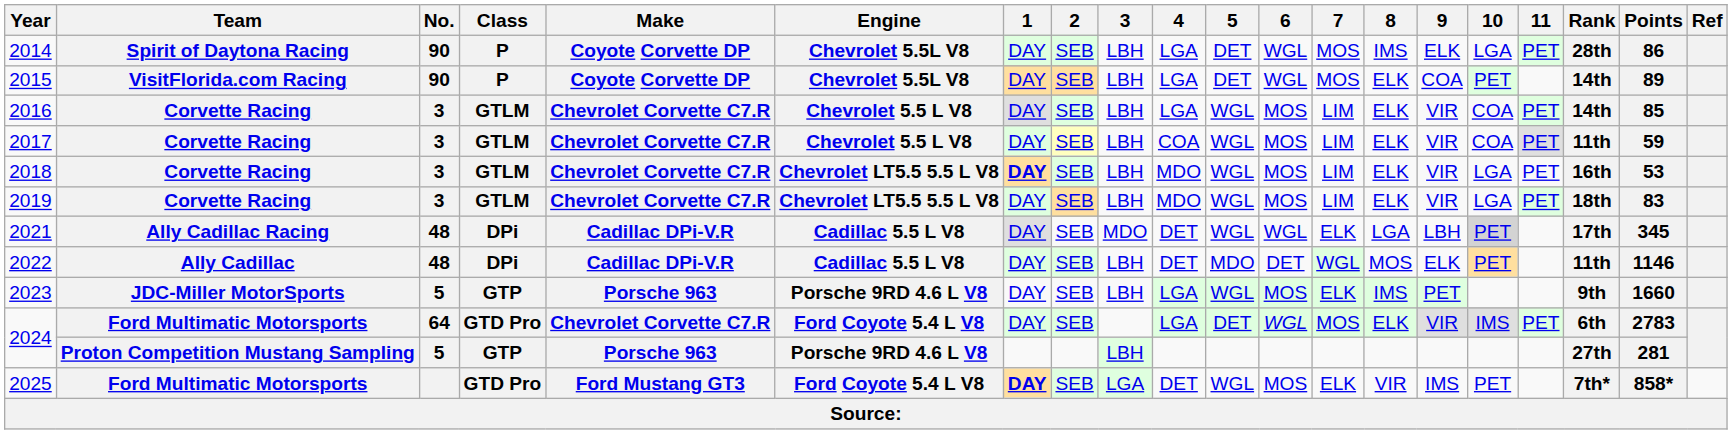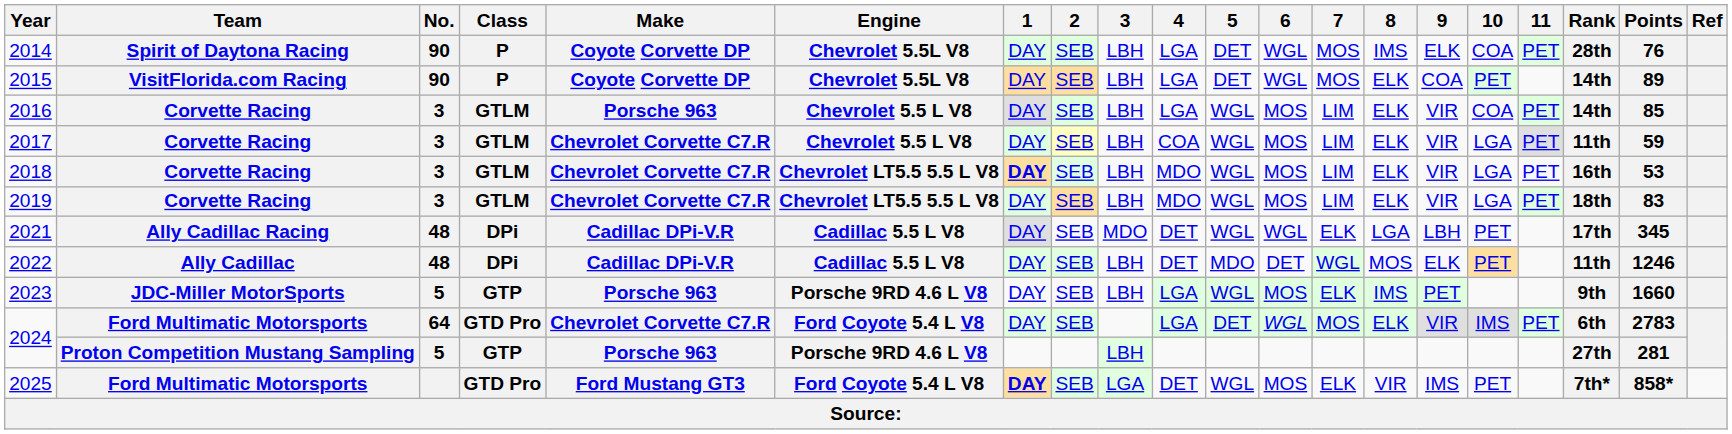(1493, 50) LGA -> (1493, 50) COA
(1654, 50) 86 -> (1654, 50) 76
(660, 111) Chevrolet Corvette C7.R -> (660, 111) Porsche 963
(1493, 141) COA -> (1493, 141) LGA
(1493, 232) lightgrey background -> (1493, 232) no background
(1654, 262) 1146 -> (1654, 262) 1246
